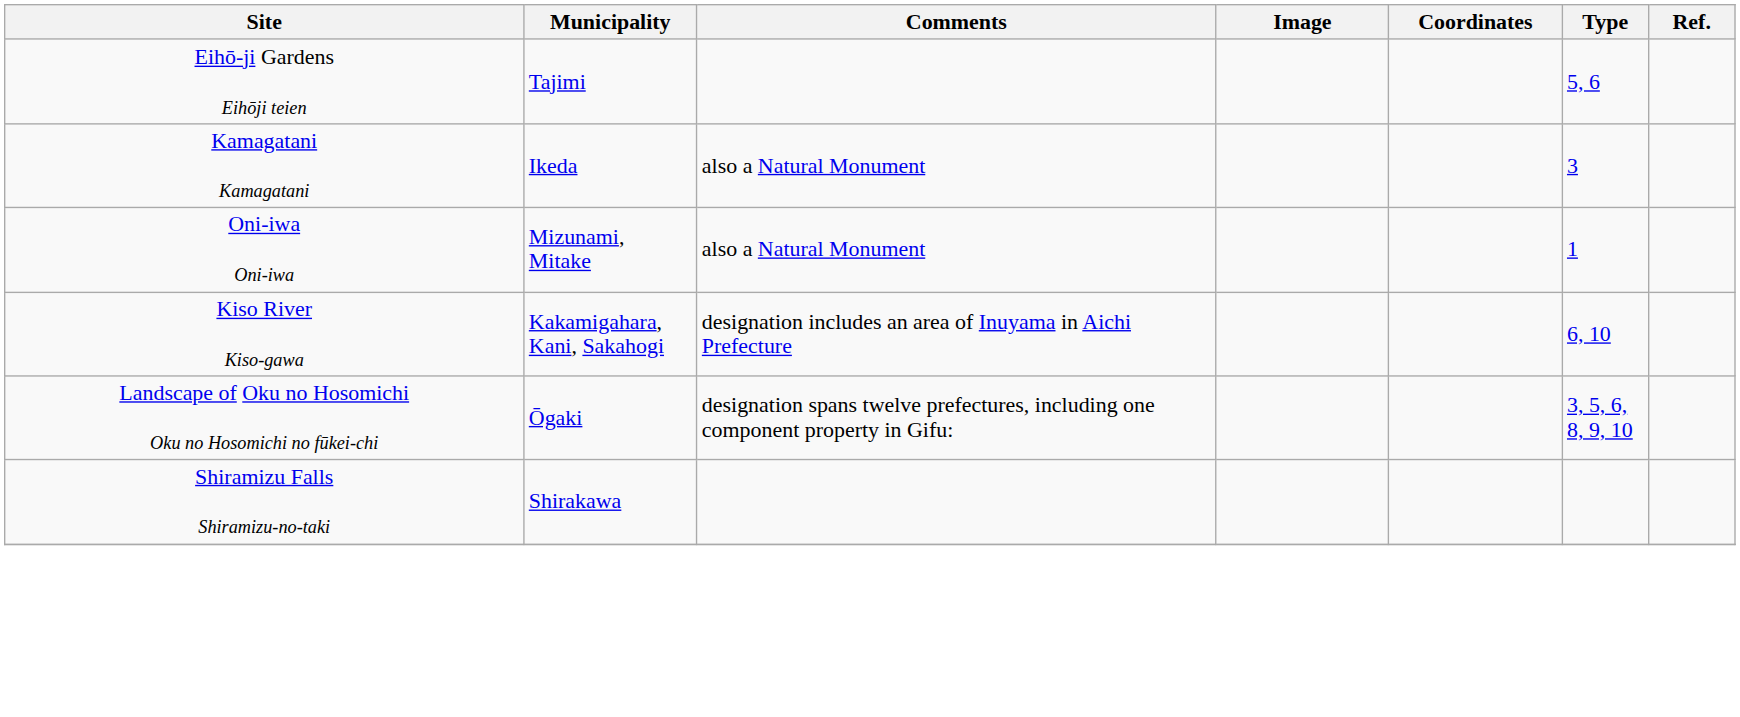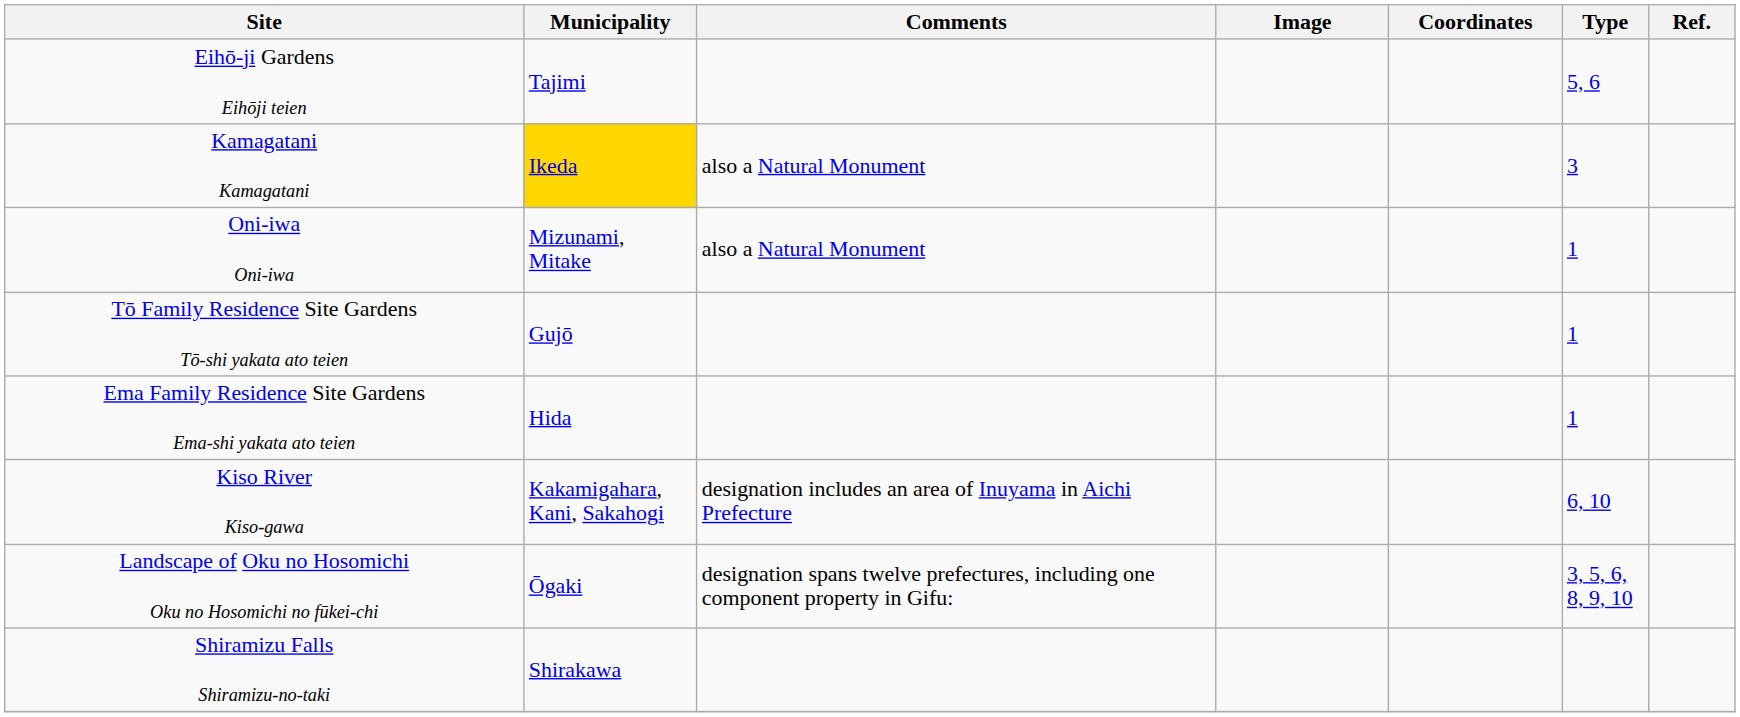(553, 165) no background -> (553, 165) gold background
+ row: (264, 333)
+ row: (264, 417)
